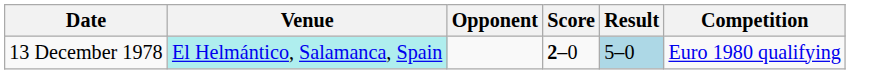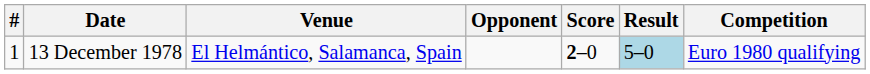+ column: (14, 20)
(307, 52) paleturquoise background -> (327, 52) no background
